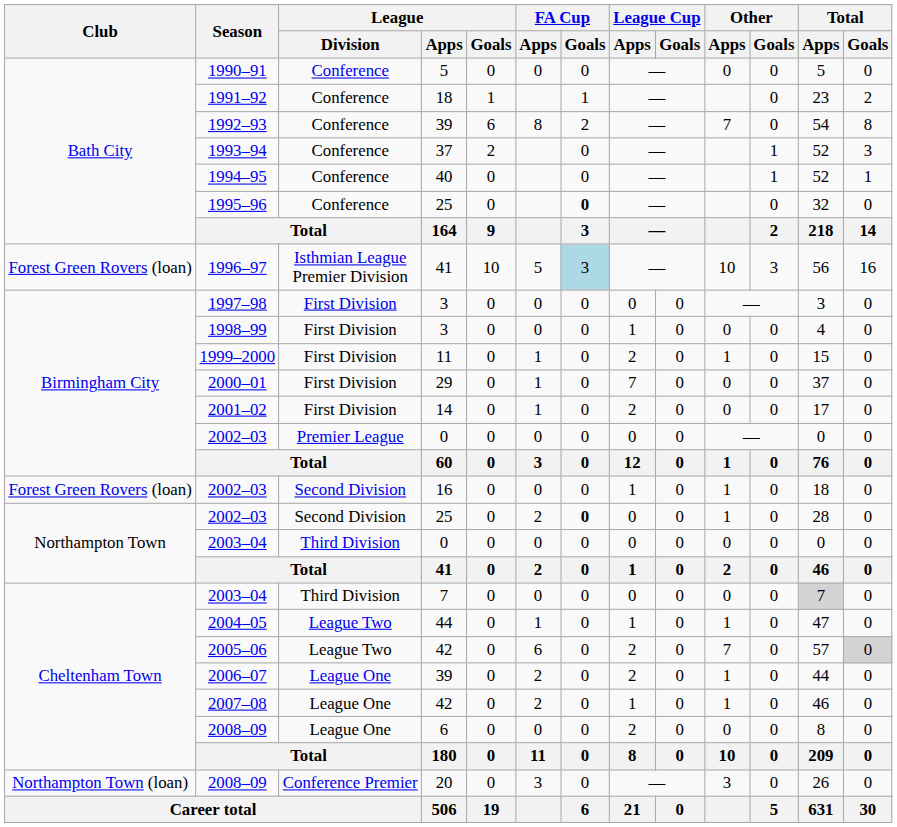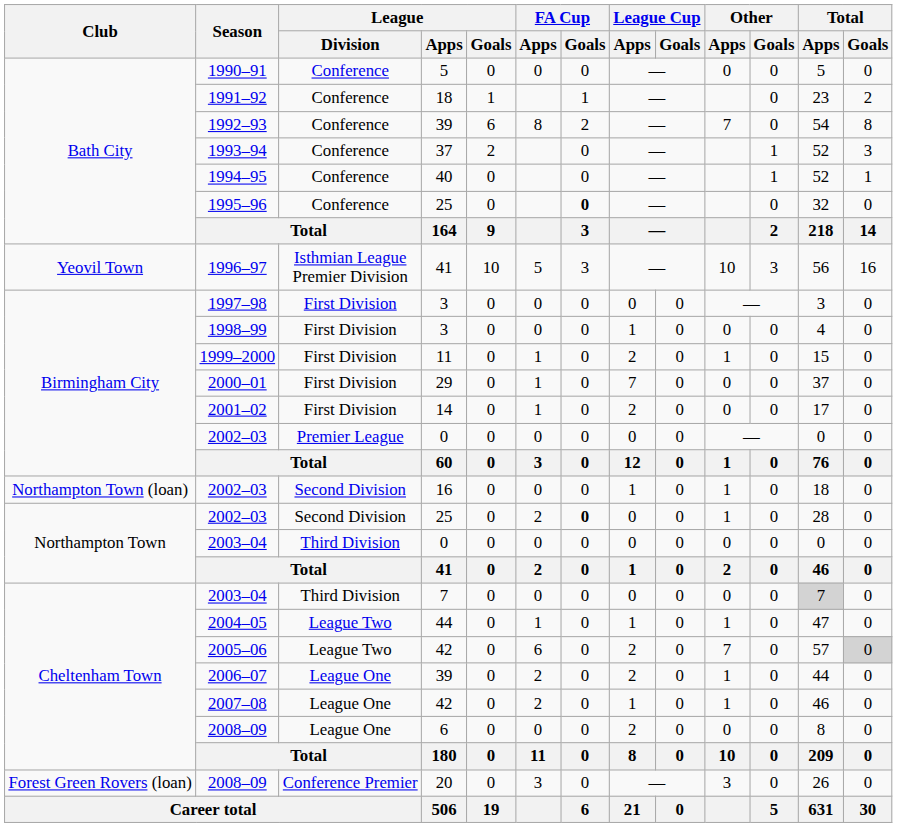(100, 267) Forest Green Rovers (loan) -> (100, 267) Yeovil Town
(585, 267) lightblue background -> (585, 267) no background
(100, 489) Forest Green Rovers (loan) -> (100, 489) Northampton Town (loan)
(100, 782) Northampton Town (loan) -> (100, 782) Forest Green Rovers (loan)
